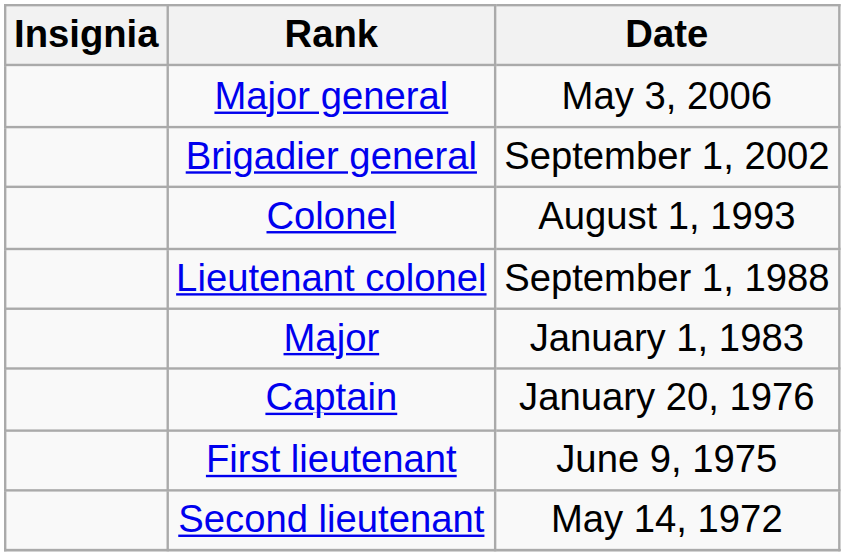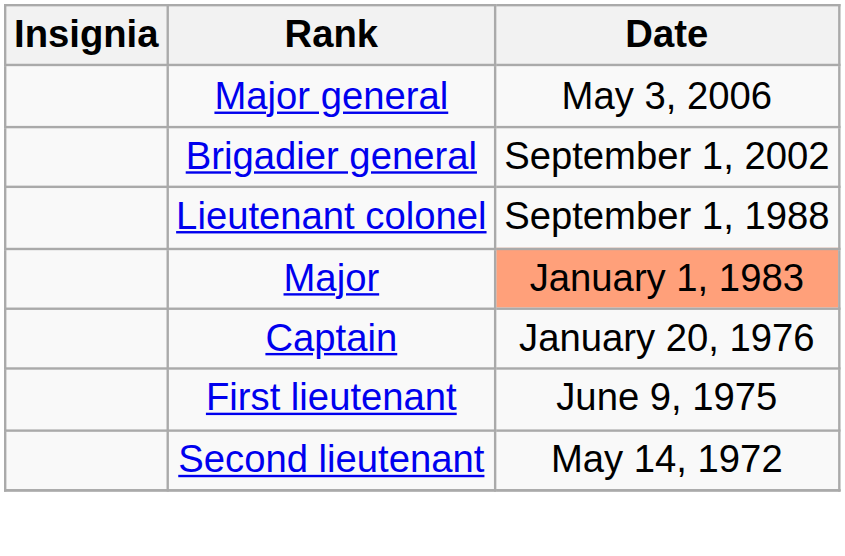- row: (331, 216)
(667, 338) no background -> (667, 277) lightsalmon background
